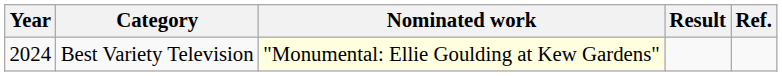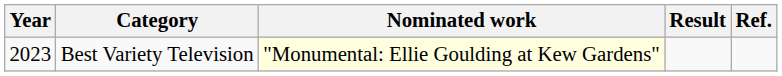(30, 53) 2024 -> (30, 53) 2023
